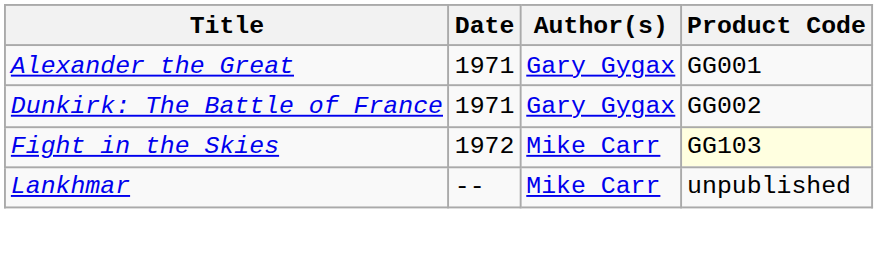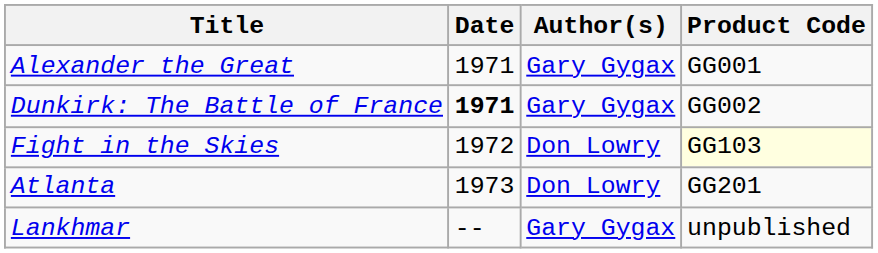(485, 106) normal -> (485, 106) bold
(593, 147) Mike Carr -> (593, 147) Don Lowry
+ row: (63, 187)
(593, 187) Mike Carr -> (601, 228) Gary Gygax
